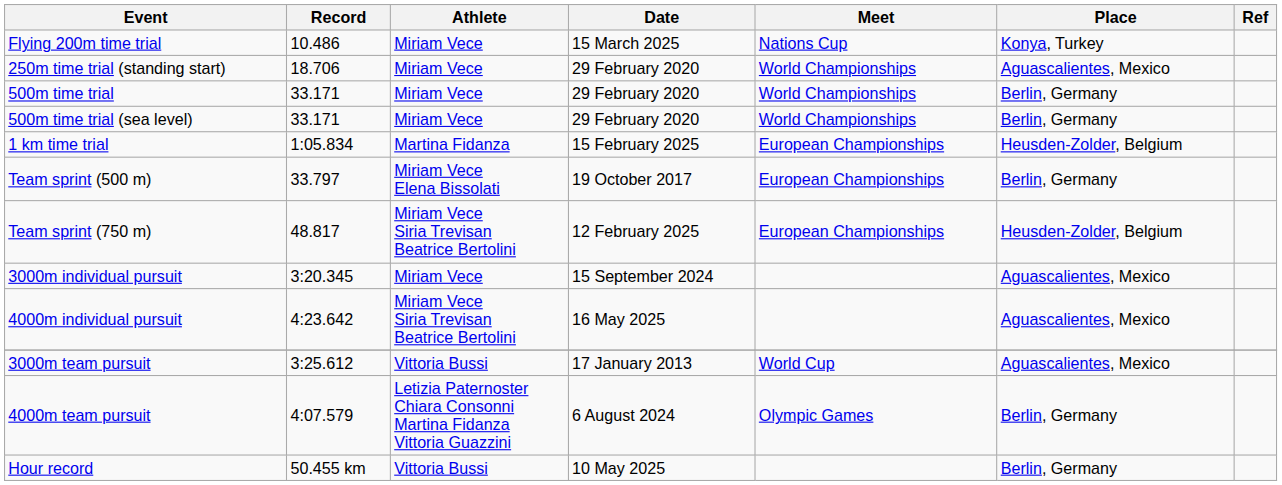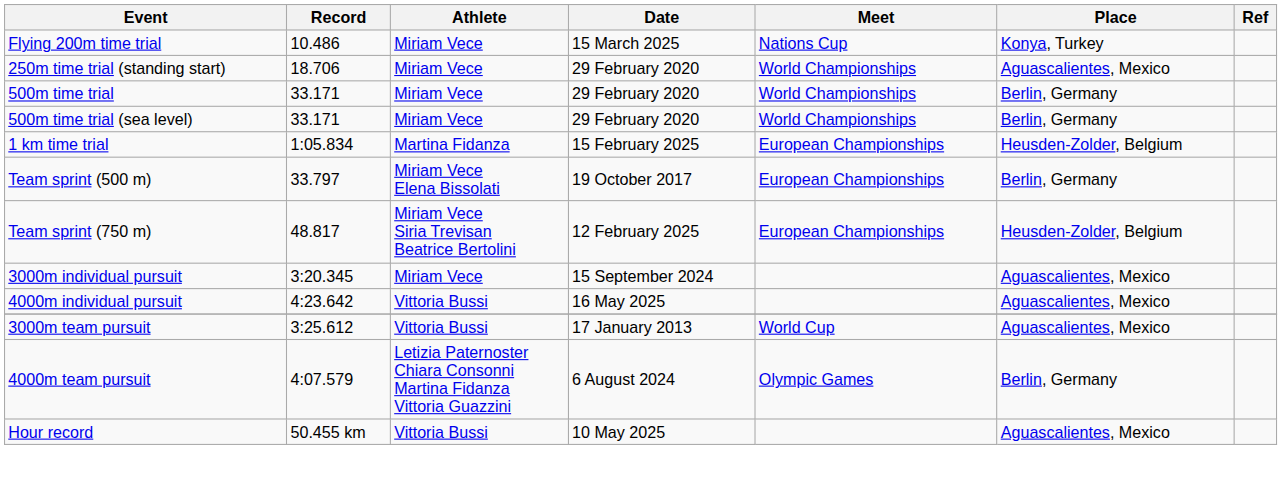(455, 319) Miriam Vece Siria Trevisan Beatrice Bertolini -> (441, 301) Vittoria Bussi
(1059, 468) Berlin, Germany -> (1085, 432) Aguascalientes, Mexico
